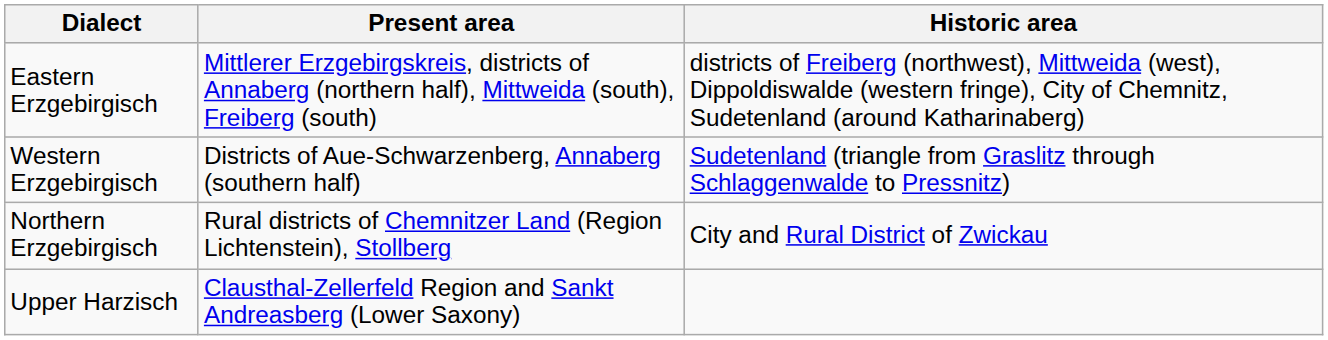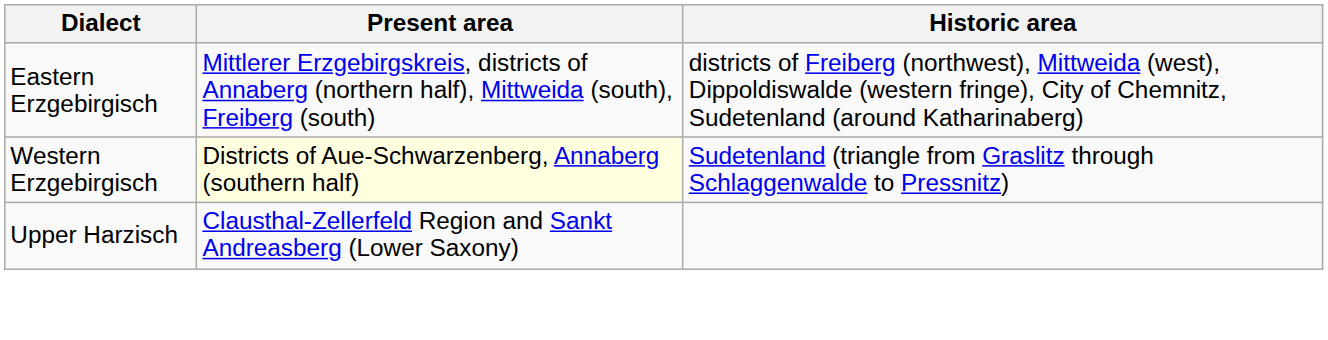(432, 169) no background -> (431, 169) lightyellow background
- row: (84, 235)
